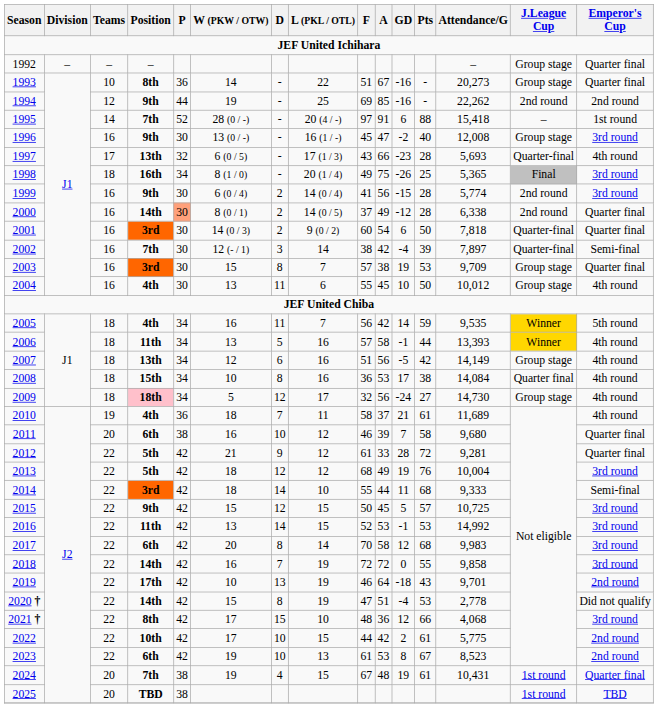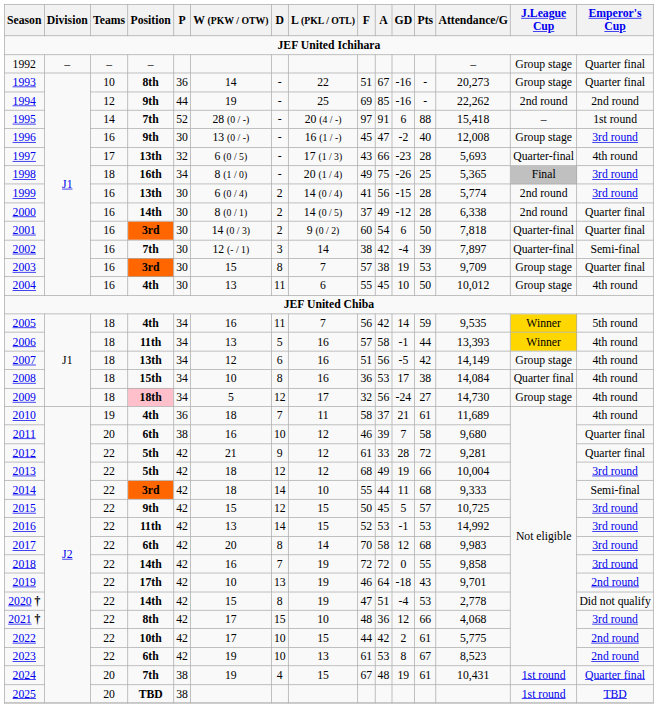(151, 193) 9th -> (151, 193) 13th
(182, 212) lightsalmon background -> (182, 212) no background
(425, 471) 76 -> (425, 471) 66
